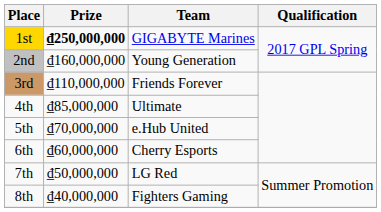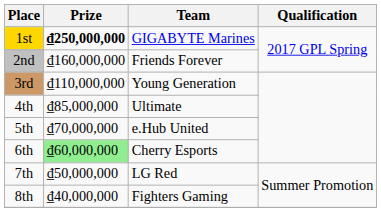(184, 60) Young Generation -> (177, 60) Friends Forever
(177, 83) Friends Forever -> (184, 83) Young Generation
(82, 151) no background -> (82, 151) lightgreen background
